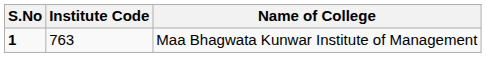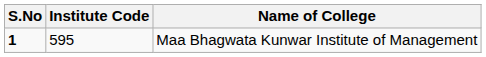(62, 40) 763 -> (62, 40) 595
